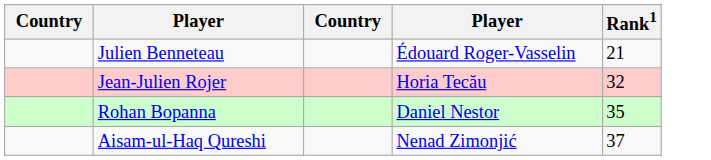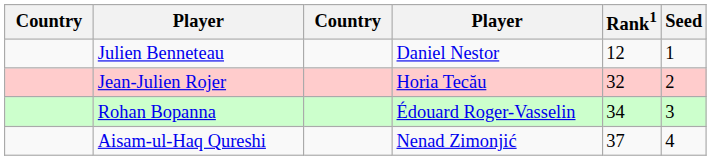+ column: (684, 21)
(486, 53) Édouard Roger-Vasselin -> (448, 53) Daniel Nestor
(615, 53) 21 -> (615, 53) 12
(448, 111) Daniel Nestor -> (486, 111) Édouard Roger-Vasselin
(615, 111) 35 -> (615, 111) 34
